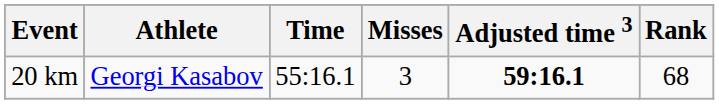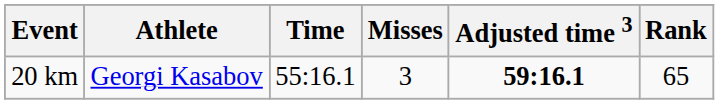(676, 77) 68 -> (676, 77) 65
